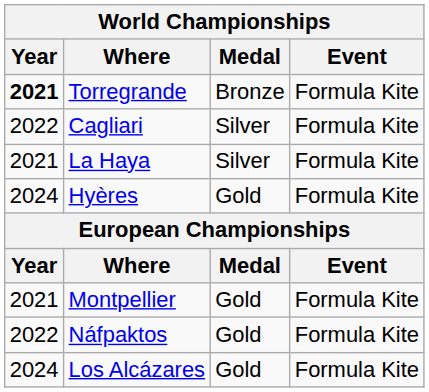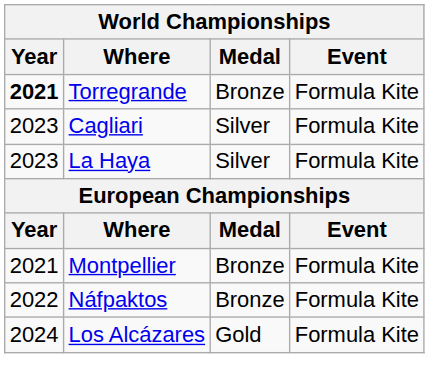(34, 126) 2022 -> (34, 126) 2023
(34, 160) 2021 -> (34, 160) 2023
- row: (103, 195)
(238, 299) Gold -> (250, 265) Bronze
(238, 334) Gold -> (250, 299) Bronze
